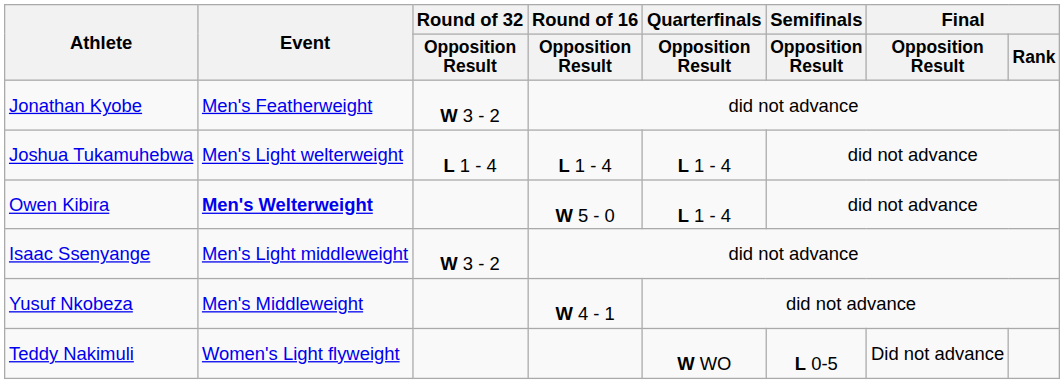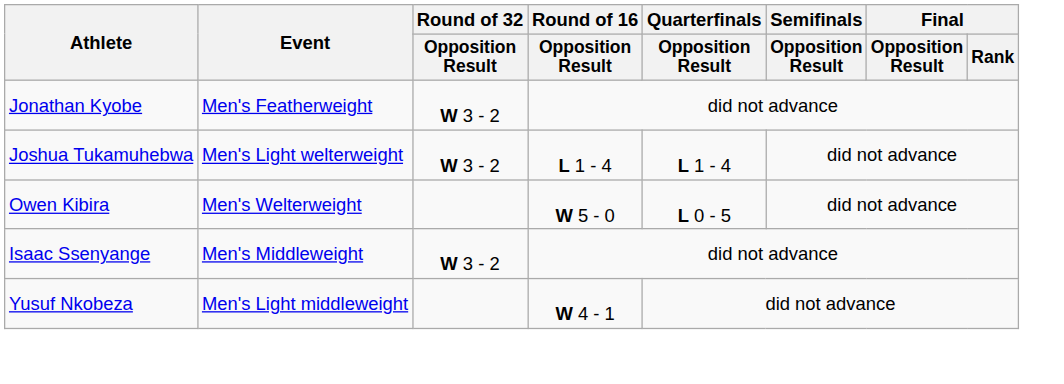(470, 165) L 1 - 4 -> (470, 165) W 3 - 2
(287, 205) bold -> (282, 205) normal
(704, 215) L 1 - 4 -> (704, 215) L 0 - 5
(305, 254) Men's Light middleweight -> (283, 254) Men's Middleweight
(283, 304) Men's Middleweight -> (305, 304) Men's Light middleweight
- row: (71, 354)
